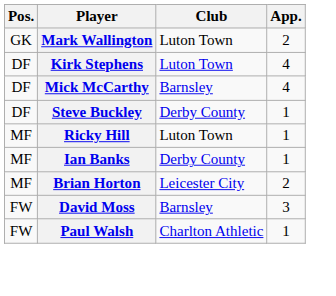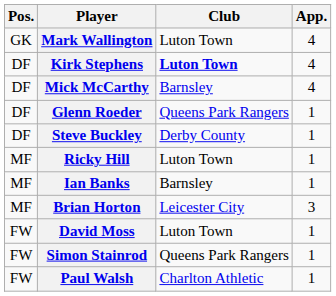(286, 40) 2 -> (311, 40) 4
(196, 64) normal -> (198, 64) bold
+ row: (97, 111)
(202, 159) Derby County -> (186, 183) Barnsley
(286, 183) 2 -> (311, 207) 3
(186, 207) Barnsley -> (196, 231) Luton Town
(286, 207) 3 -> (311, 231) 1
+ row: (97, 254)
